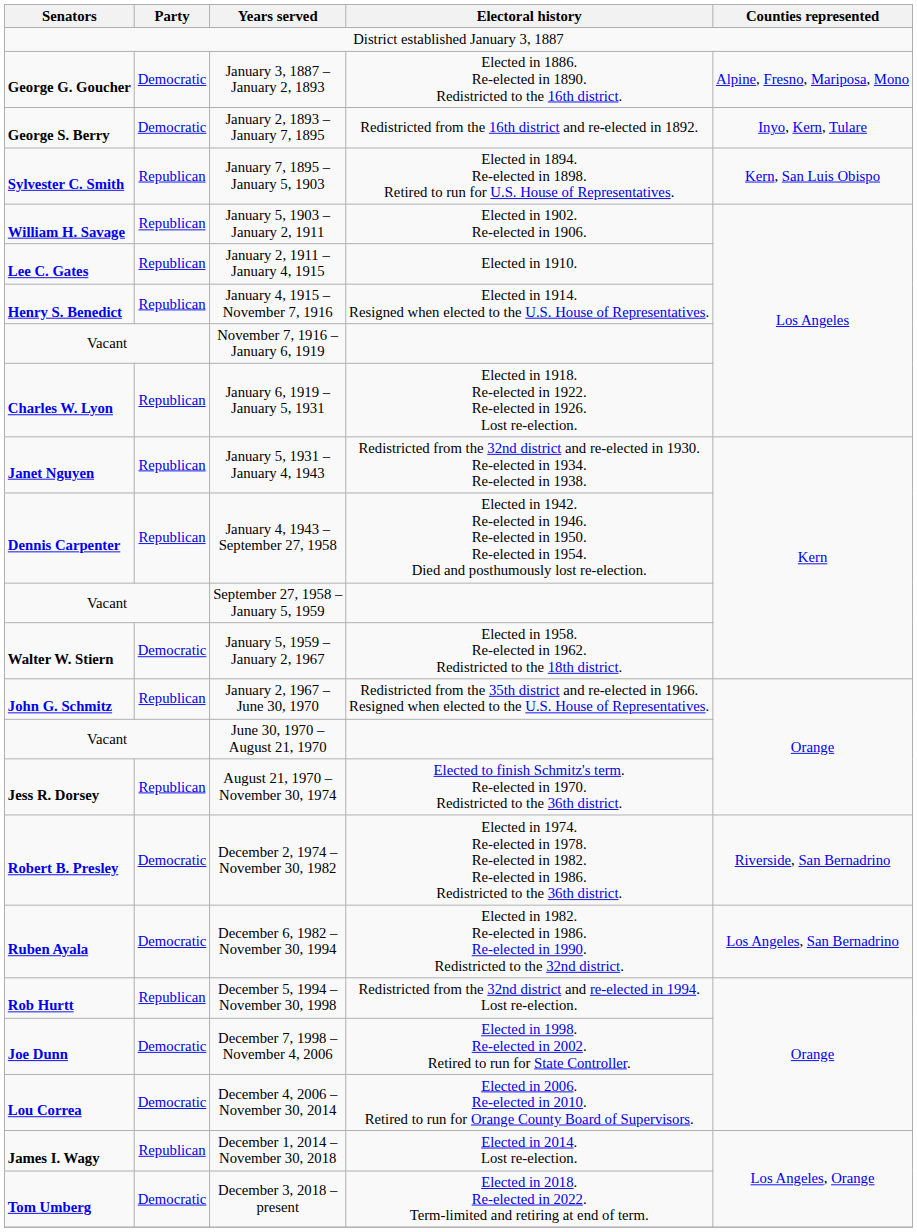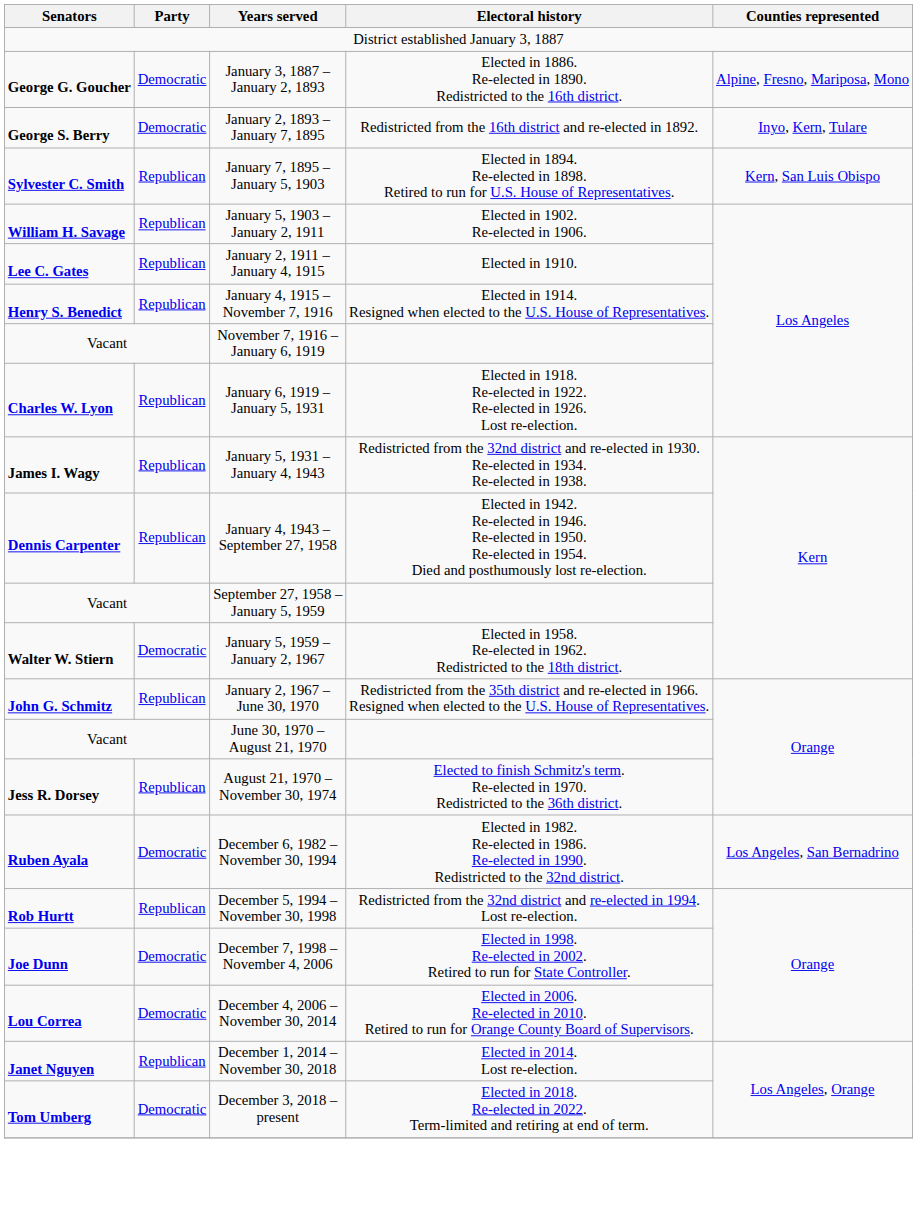(51, 473) Janet Nguyen -> (54, 473) James I. Wagy
- row: (278, 860)
(54, 1159) James I. Wagy -> (51, 1069) Janet Nguyen
